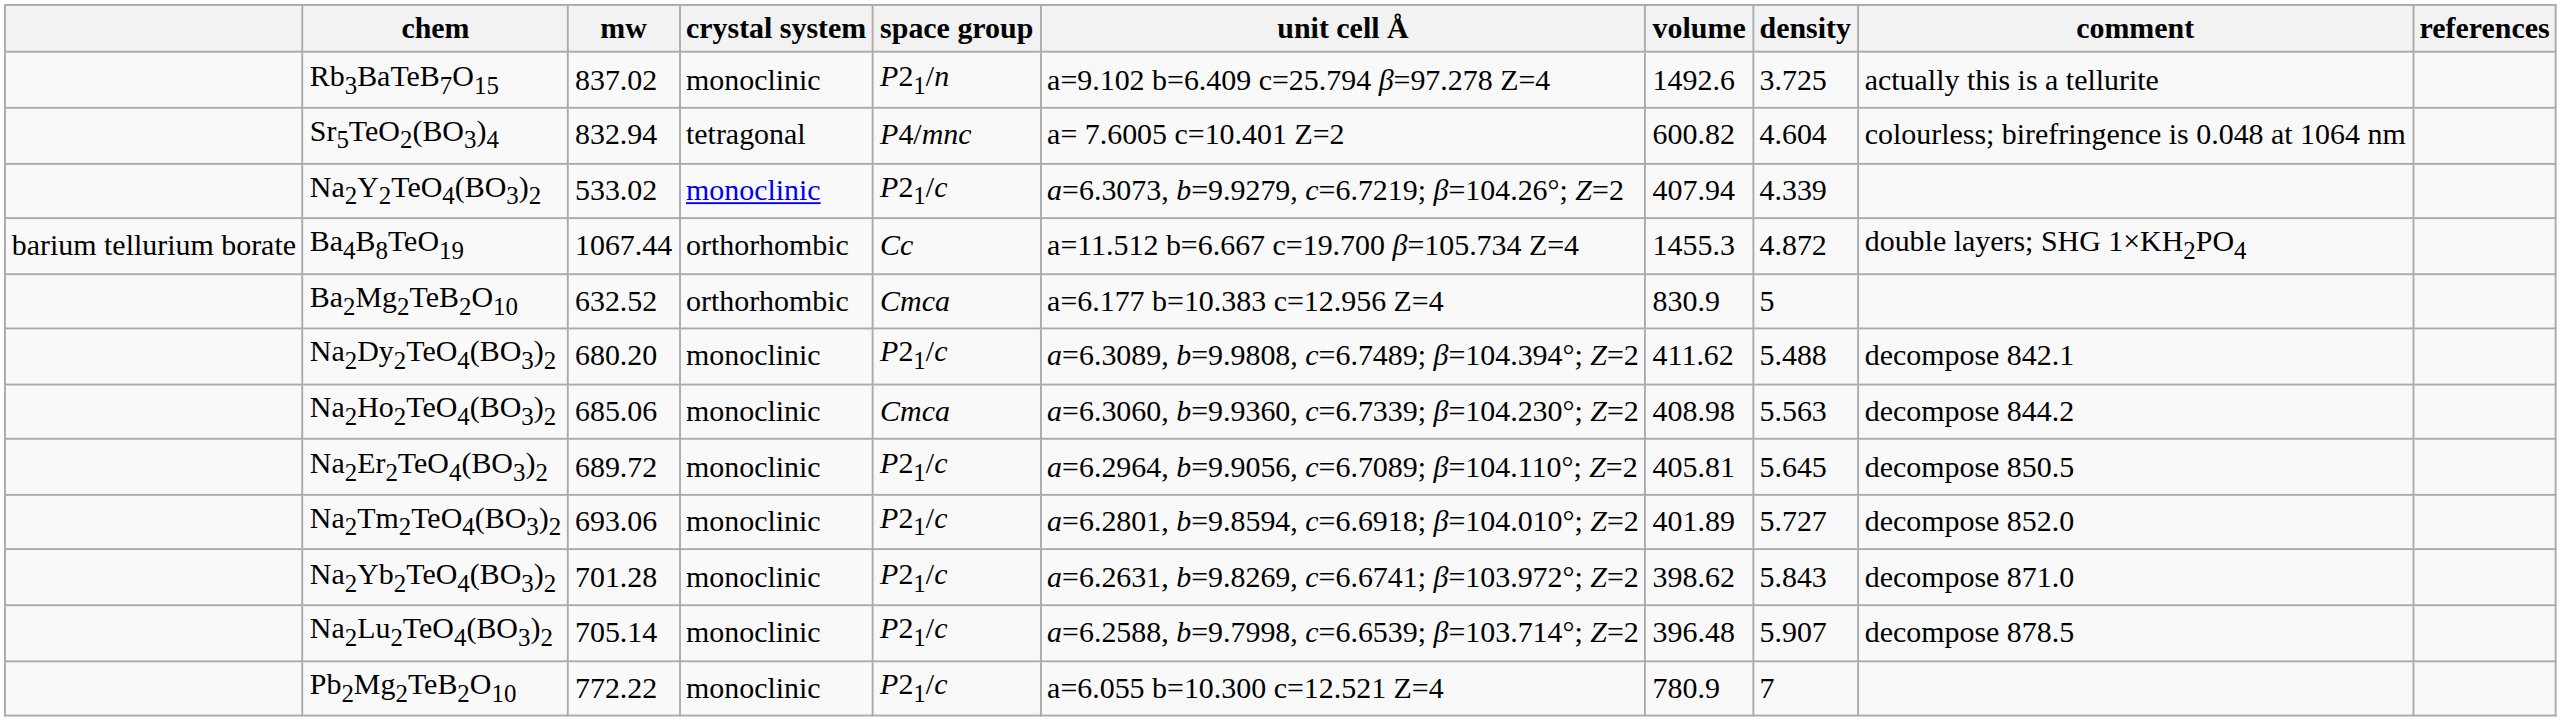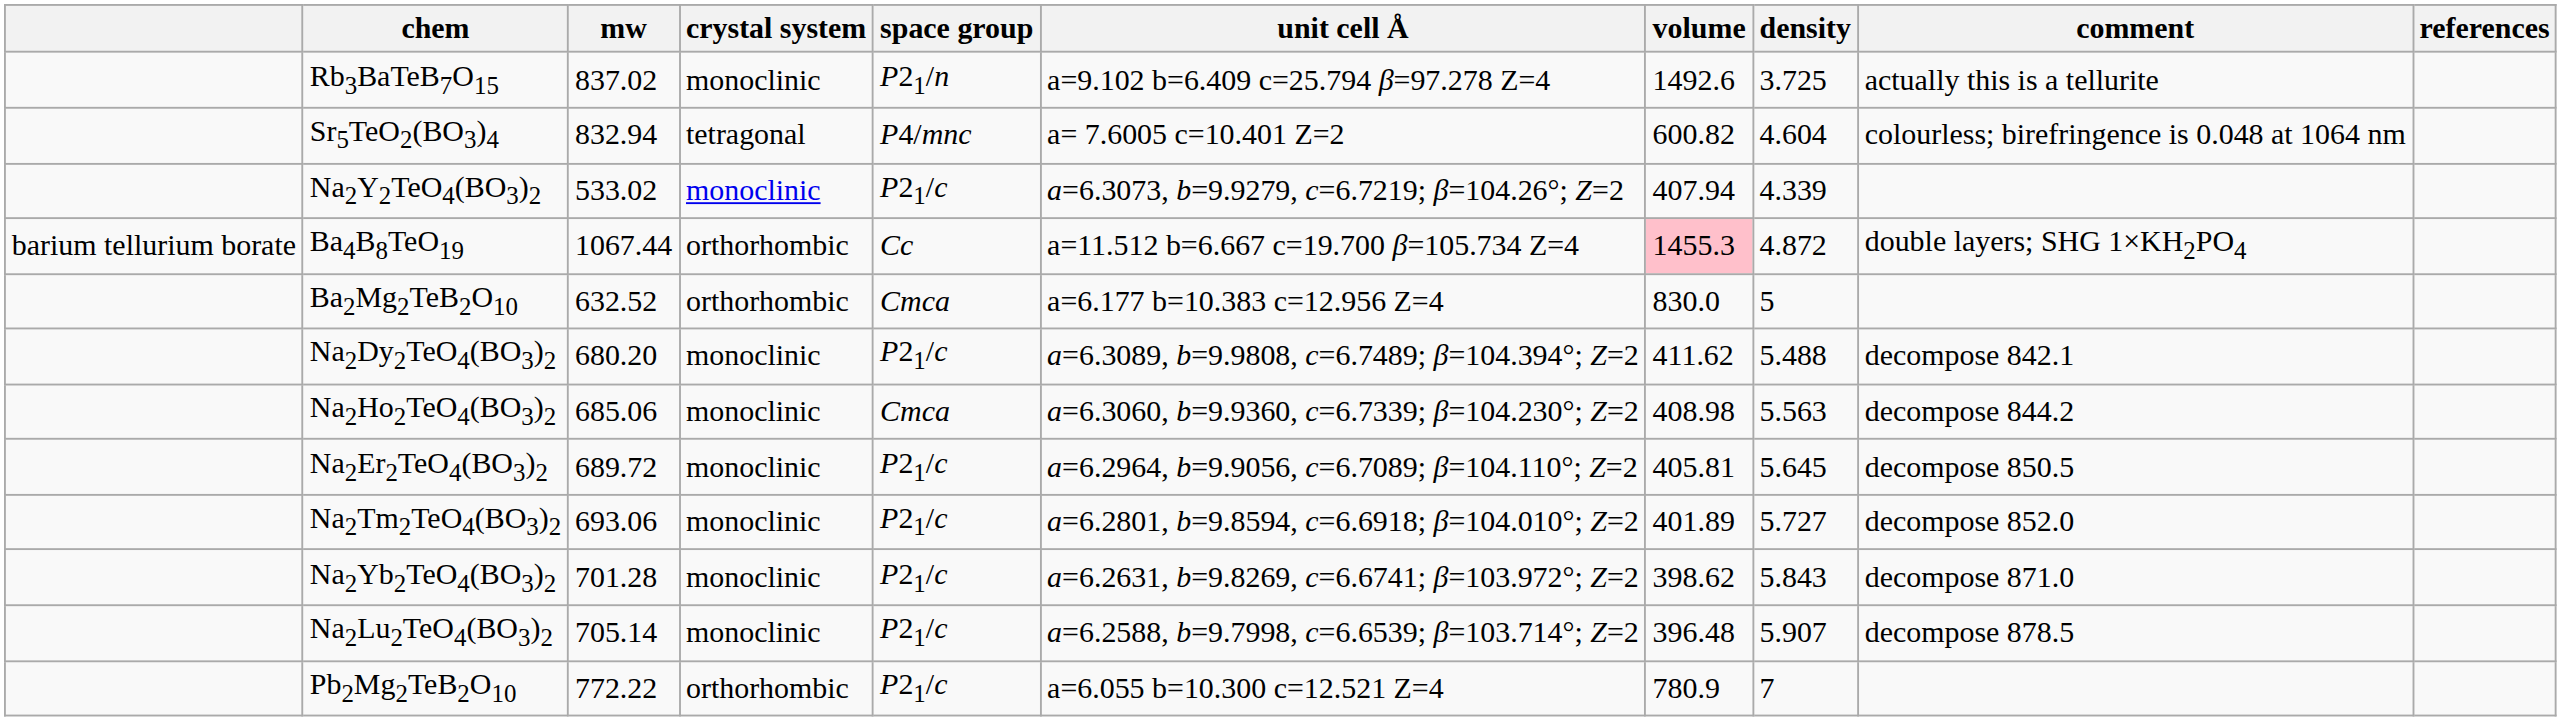(1694, 245) no background -> (1694, 245) pink background
(1686, 300) 830.9 -> (1686, 300) 830.0
(753, 687) monoclinic -> (767, 687) orthorhombic
